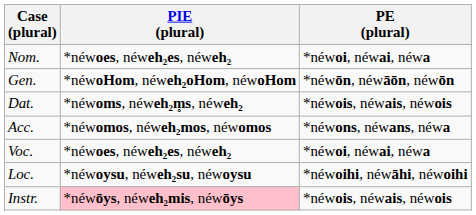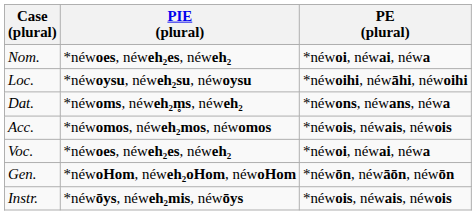rows swapped: (22, 80) <-> (21, 174)
(377, 103) *néwois, néwais, néwois -> (377, 103) *néwons, néwans, néwa
(377, 127) *néwons, néwans, néwa -> (377, 127) *néwois, néwais, néwois
(153, 198) pink background -> (153, 198) no background
